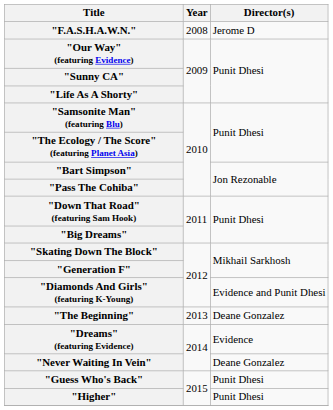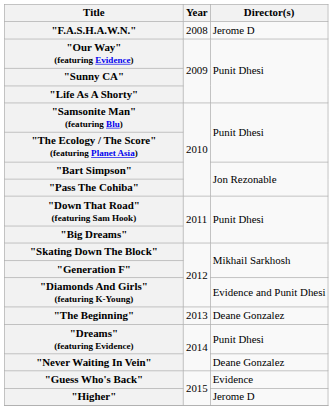(233, 339) Evidence -> (238, 339) Punit Dhesi
(238, 379) Punit Dhesi -> (233, 379) Evidence
(238, 397) Punit Dhesi -> (234, 397) Jerome D
